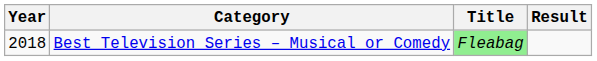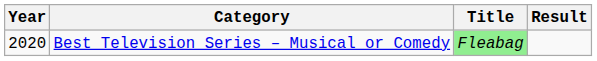(27, 43) 2018 -> (27, 43) 2020
